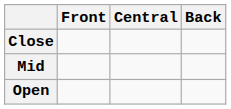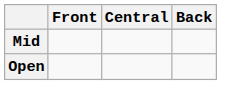- row: (31, 42)
